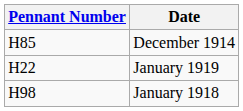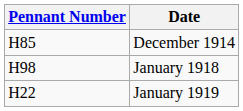rows swapped: (176, 93) <-> (176, 67)
